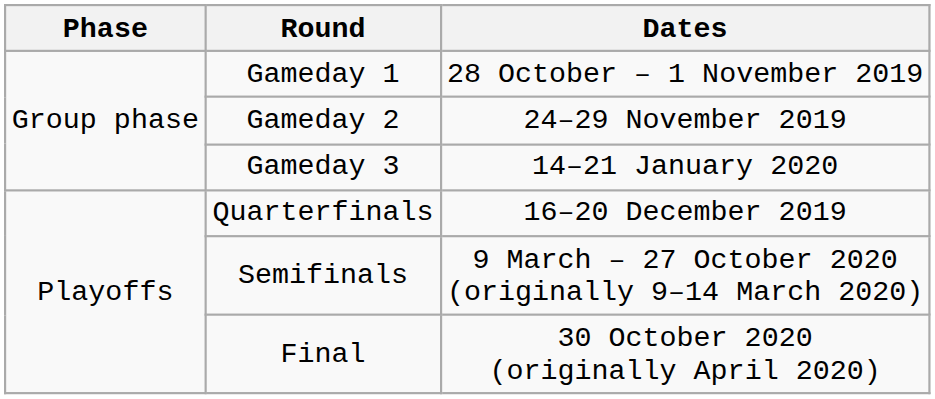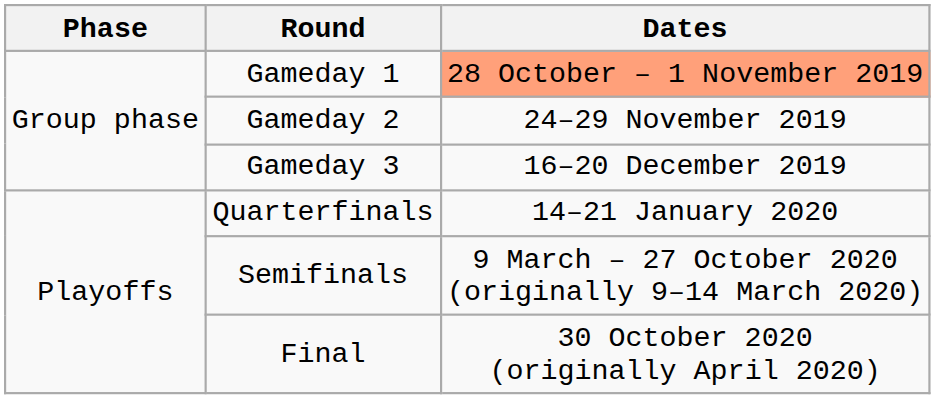(685, 74) no background -> (685, 74) lightsalmon background
(685, 167) 14–21 January 2020 -> (685, 167) 16–20 December 2019
(685, 213) 16–20 December 2019 -> (685, 213) 14–21 January 2020
